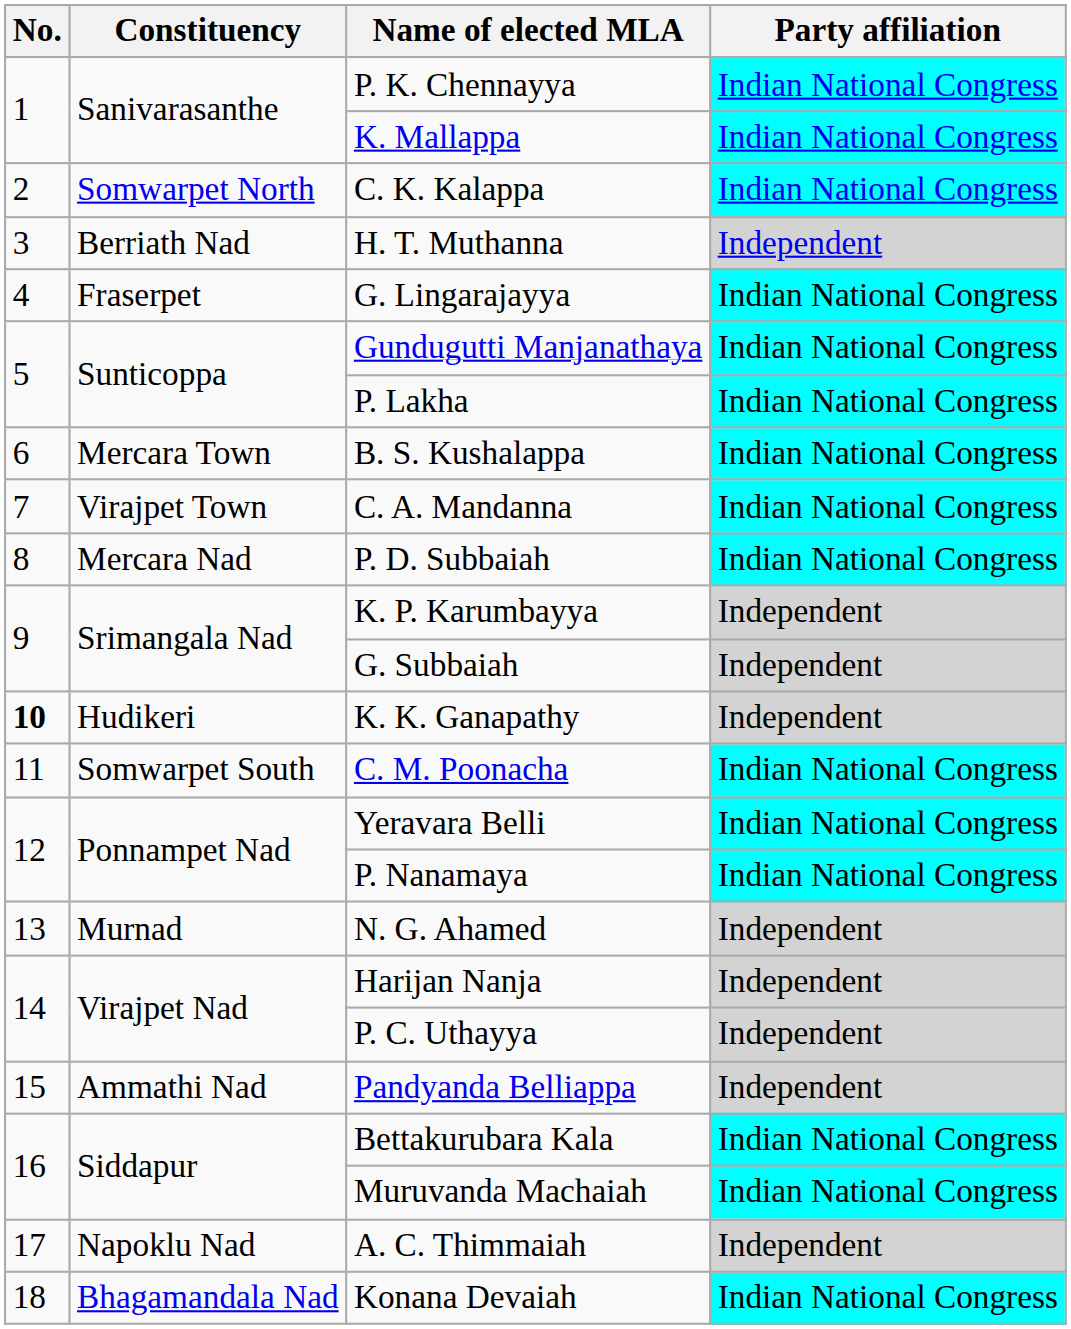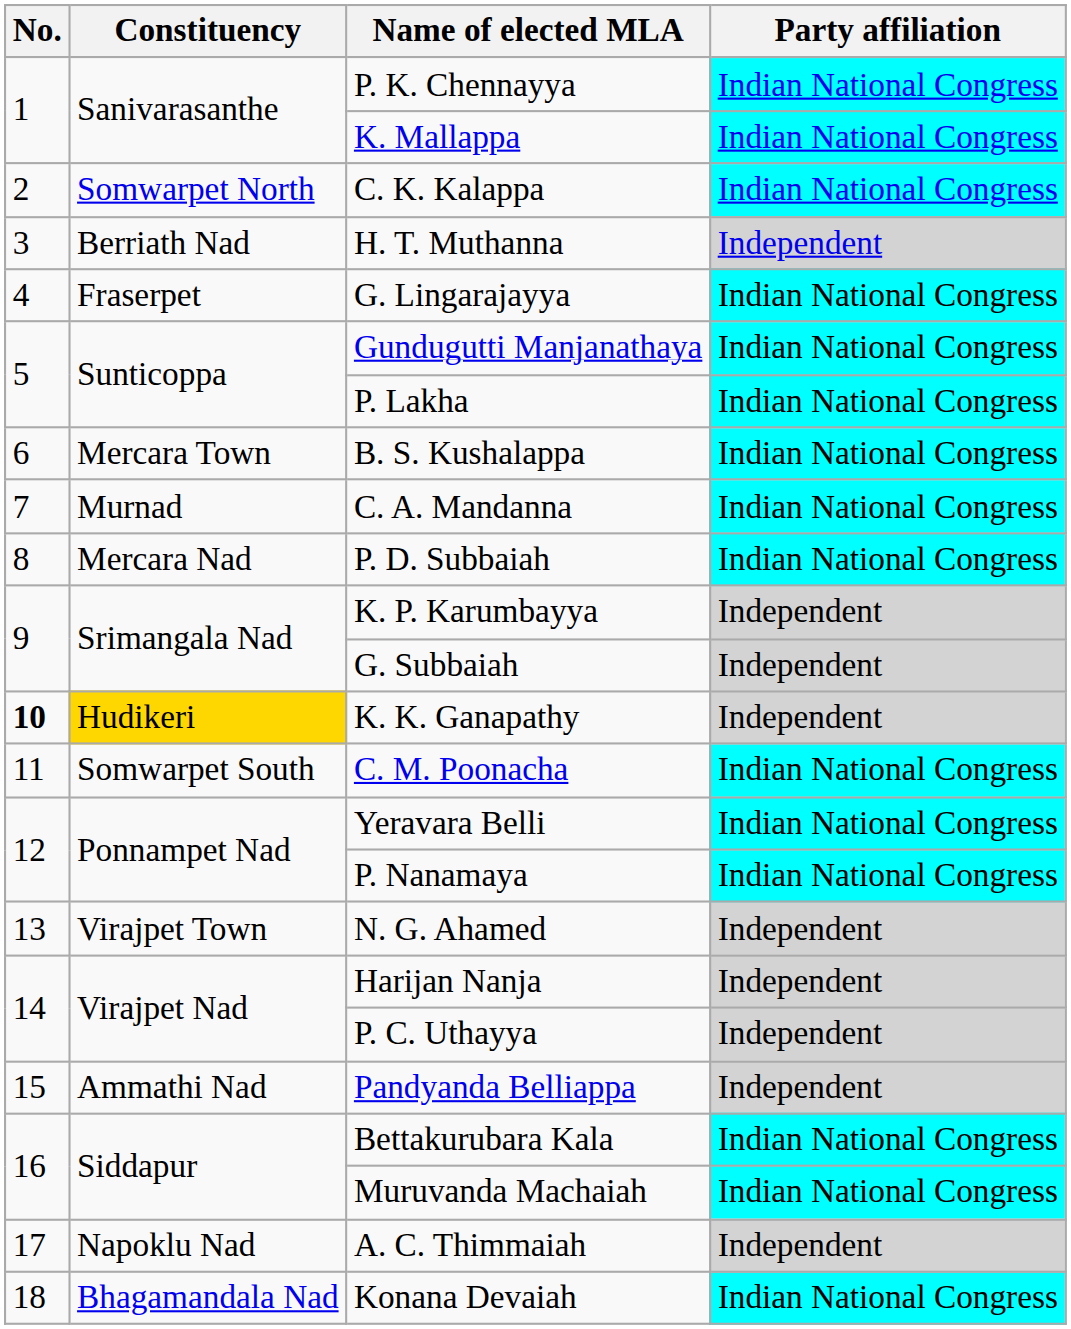(172, 505) Virajpet Town -> (130, 505) Murnad
(136, 717) no background -> (136, 717) gold background
(130, 928) Murnad -> (172, 928) Virajpet Town
